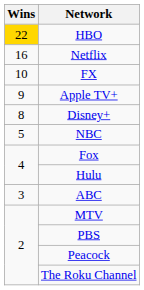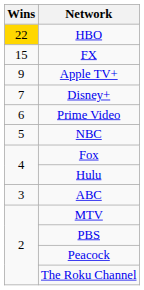- row: (89, 54)
(21, 74) 10 -> (21, 54) 15
(21, 114) 8 -> (21, 94) 7
+ row: (89, 114)
